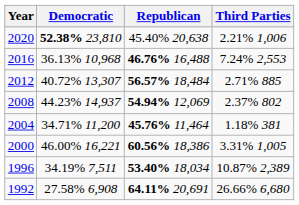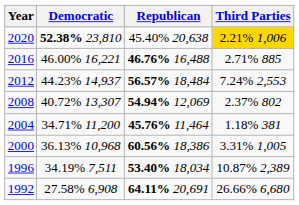(253, 37) no background -> (253, 37) gold background
(81, 59) 36.13% 10,968 -> (81, 59) 46.00% 16,221
(253, 59) 7.24% 2,553 -> (253, 59) 2.71% 885
(81, 80) 40.72% 13,307 -> (81, 80) 44.23% 14,937
(253, 80) 2.71% 885 -> (253, 80) 7.24% 2,553
(81, 102) 44.23% 14,937 -> (81, 102) 40.72% 13,307
(81, 145) 46.00% 16,221 -> (81, 145) 36.13% 10,968
